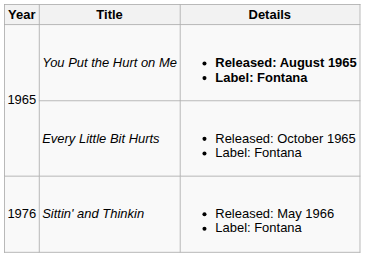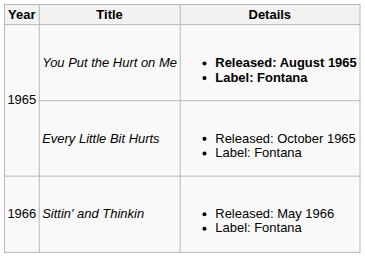(22, 214) 1976 -> (22, 214) 1966
